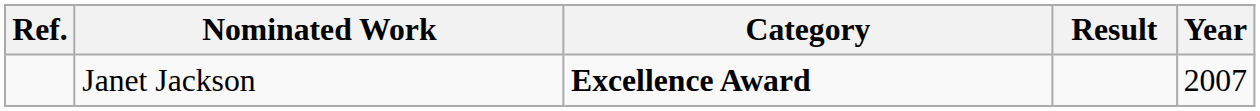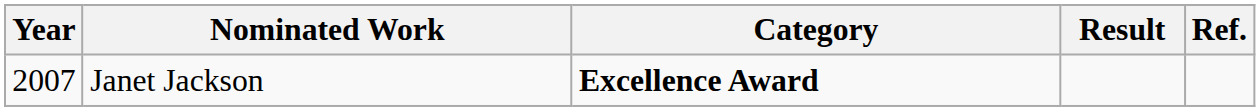columns swapped: (1215, 29) <-> (40, 29)
